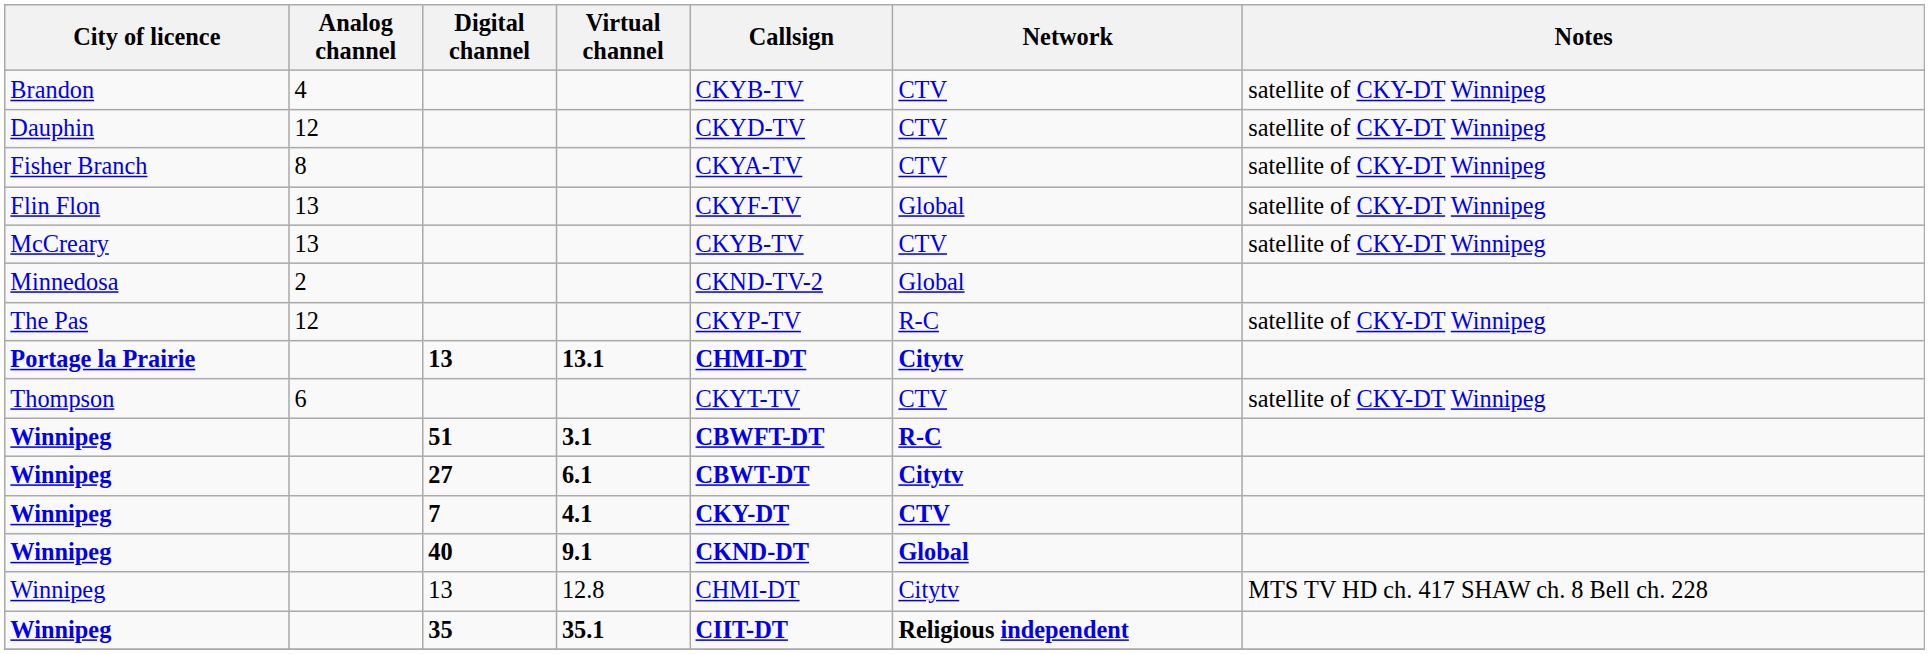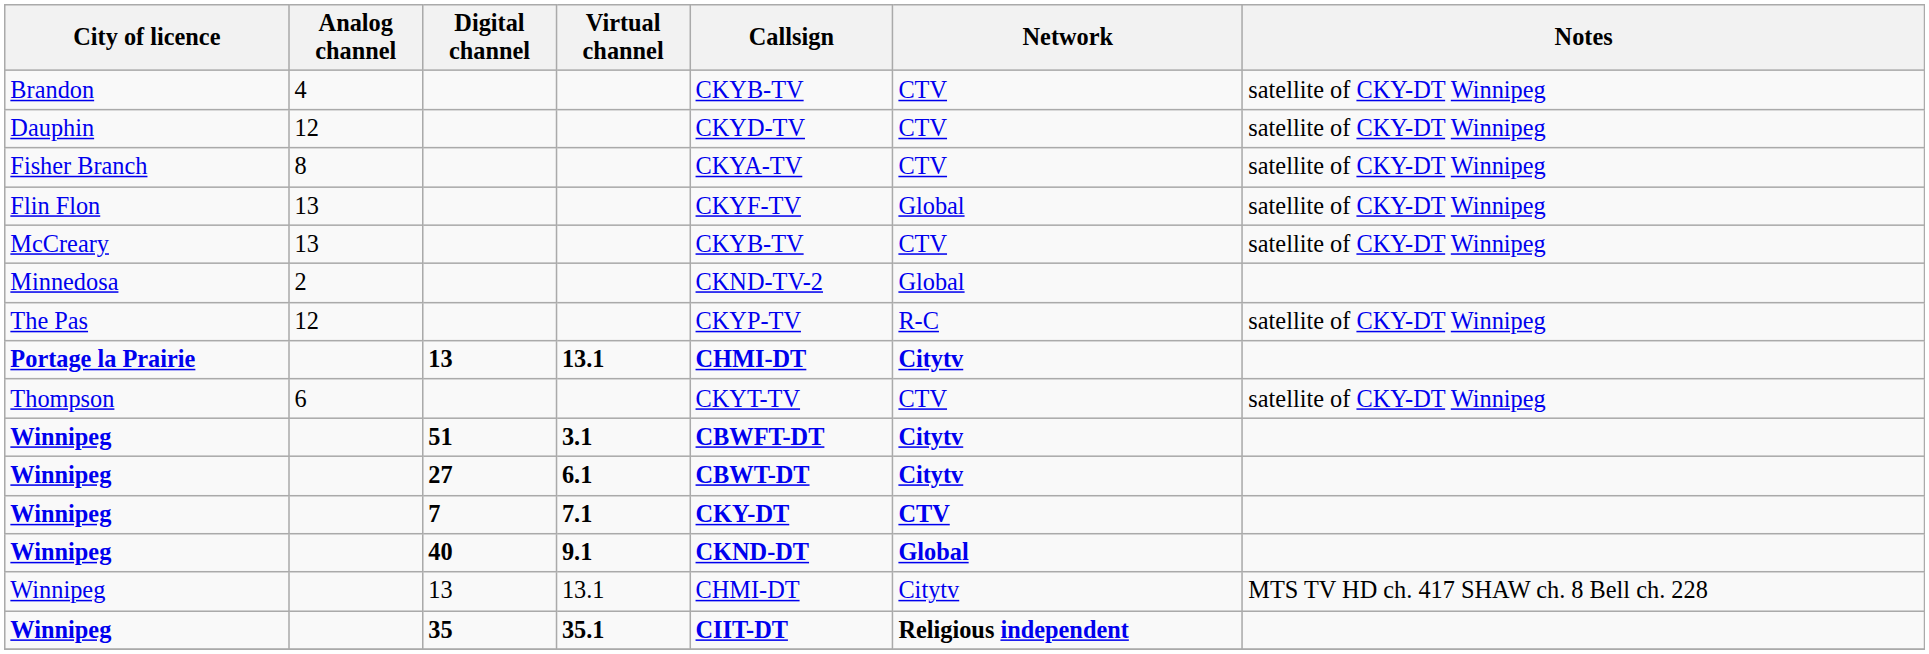(920, 436) R-C -> (931, 436) Citytv
(577, 513) 4.1 -> (577, 513) 7.1
(583, 591) 12.8 -> (583, 591) 13.1
